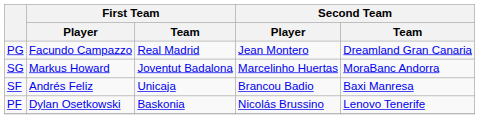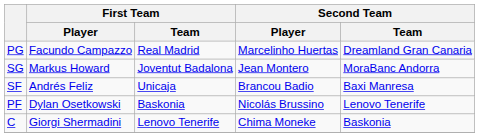(273, 50) Jean Montero -> (288, 50) Marcelinho Huertas
(288, 68) Marcelinho Huertas -> (273, 68) Jean Montero
+ row: (11, 123)
